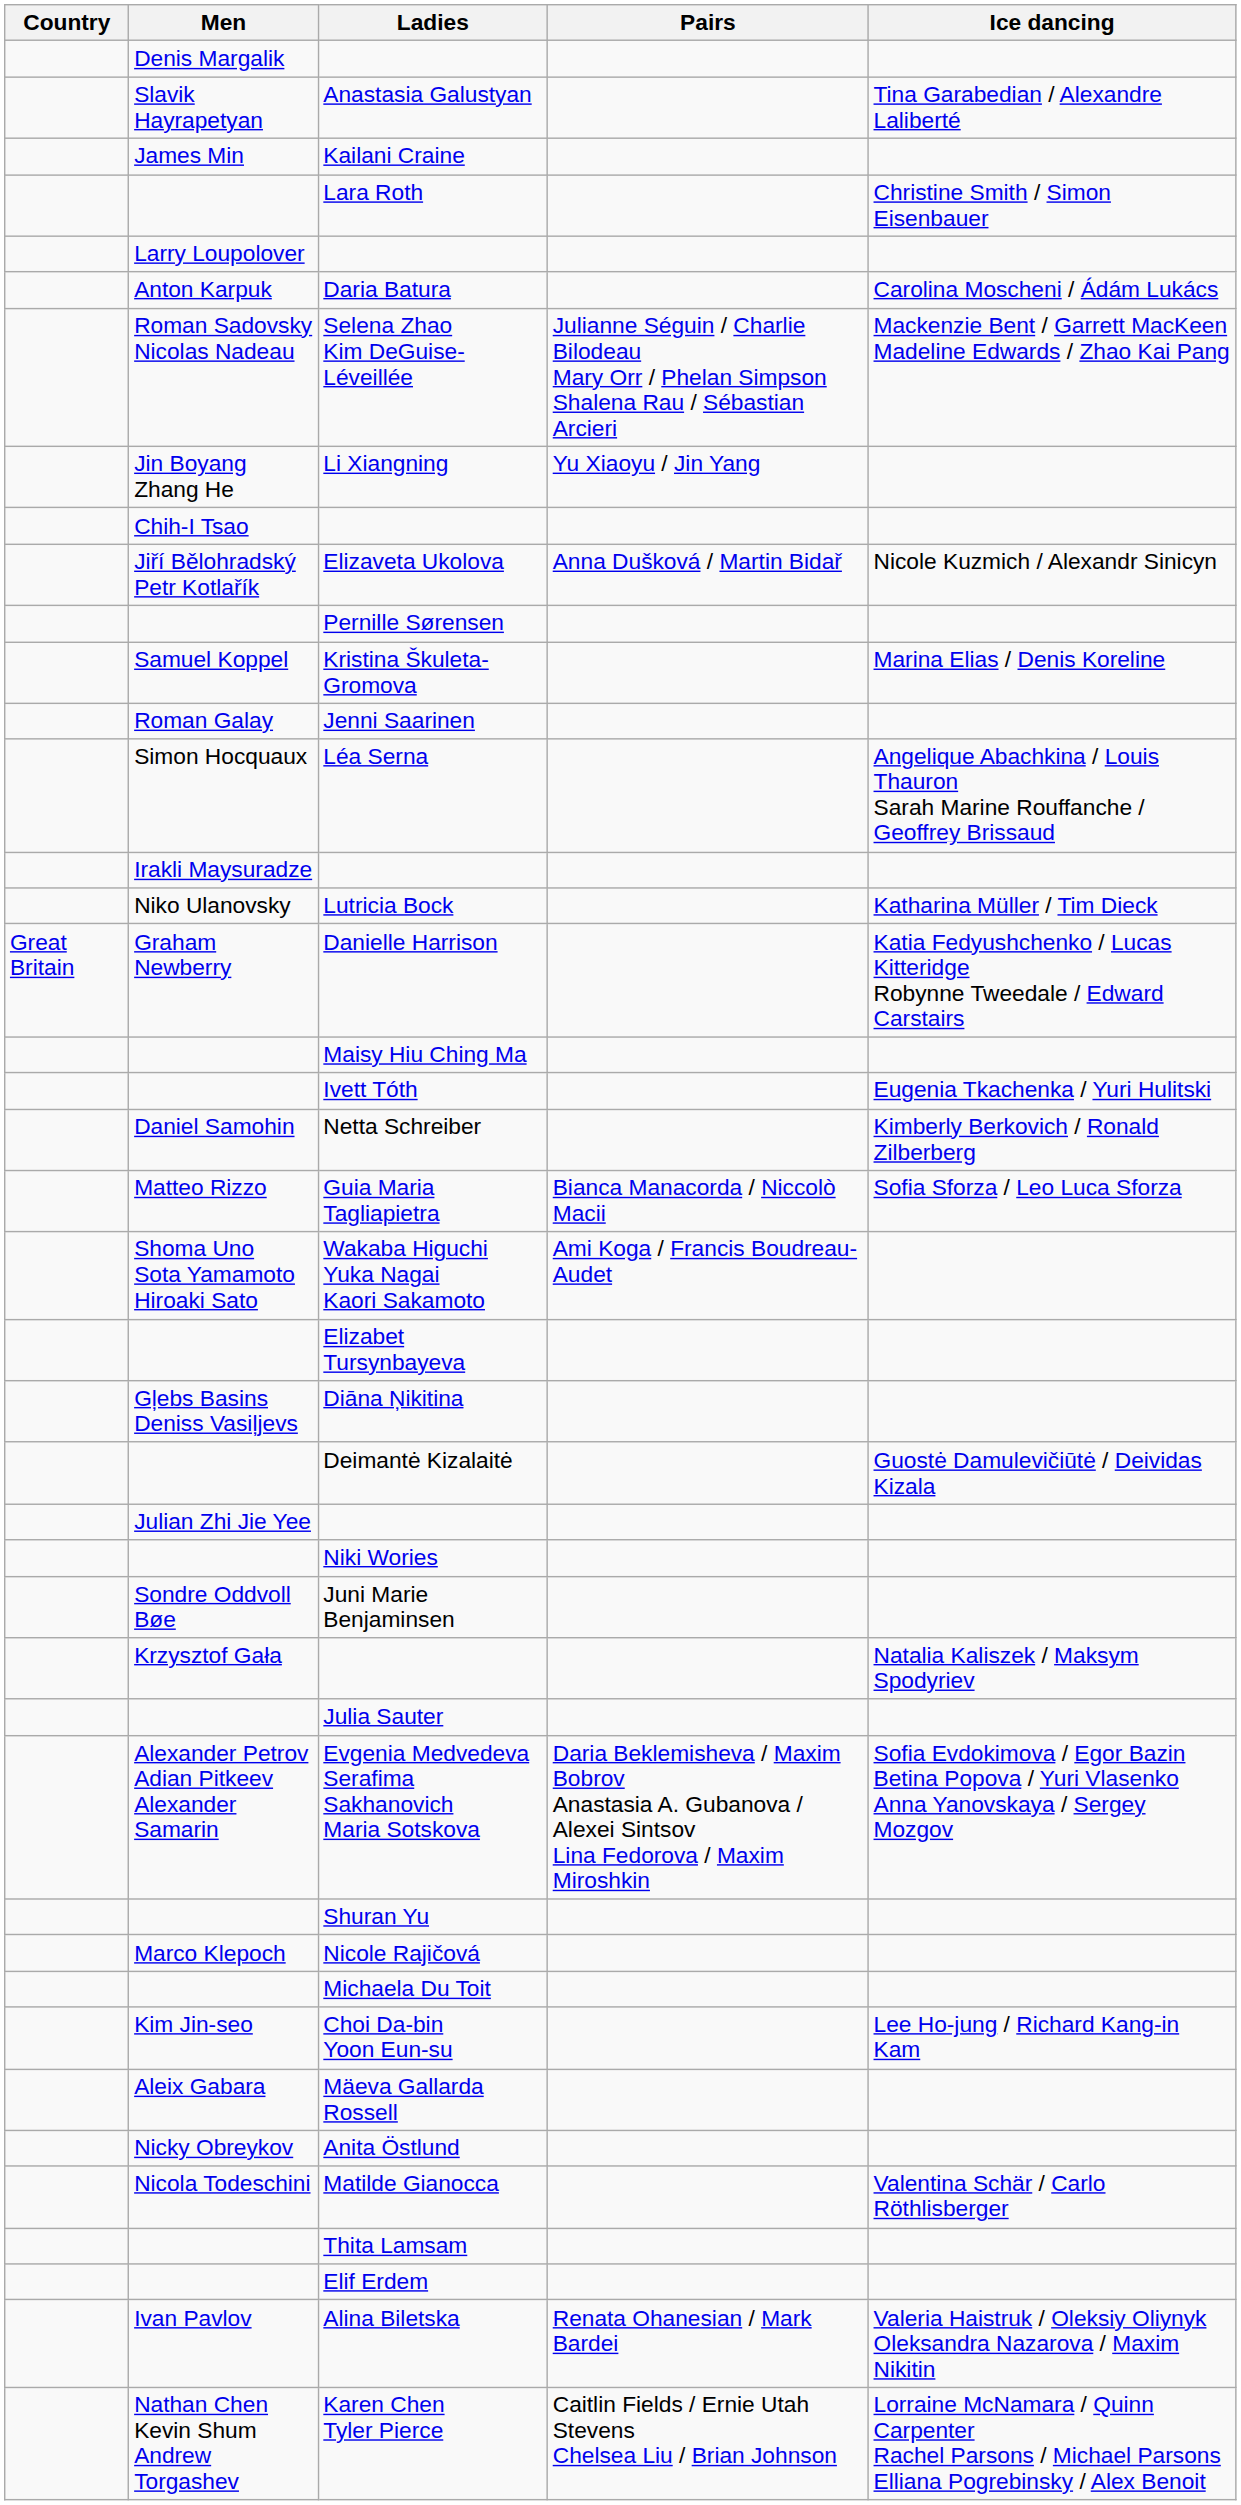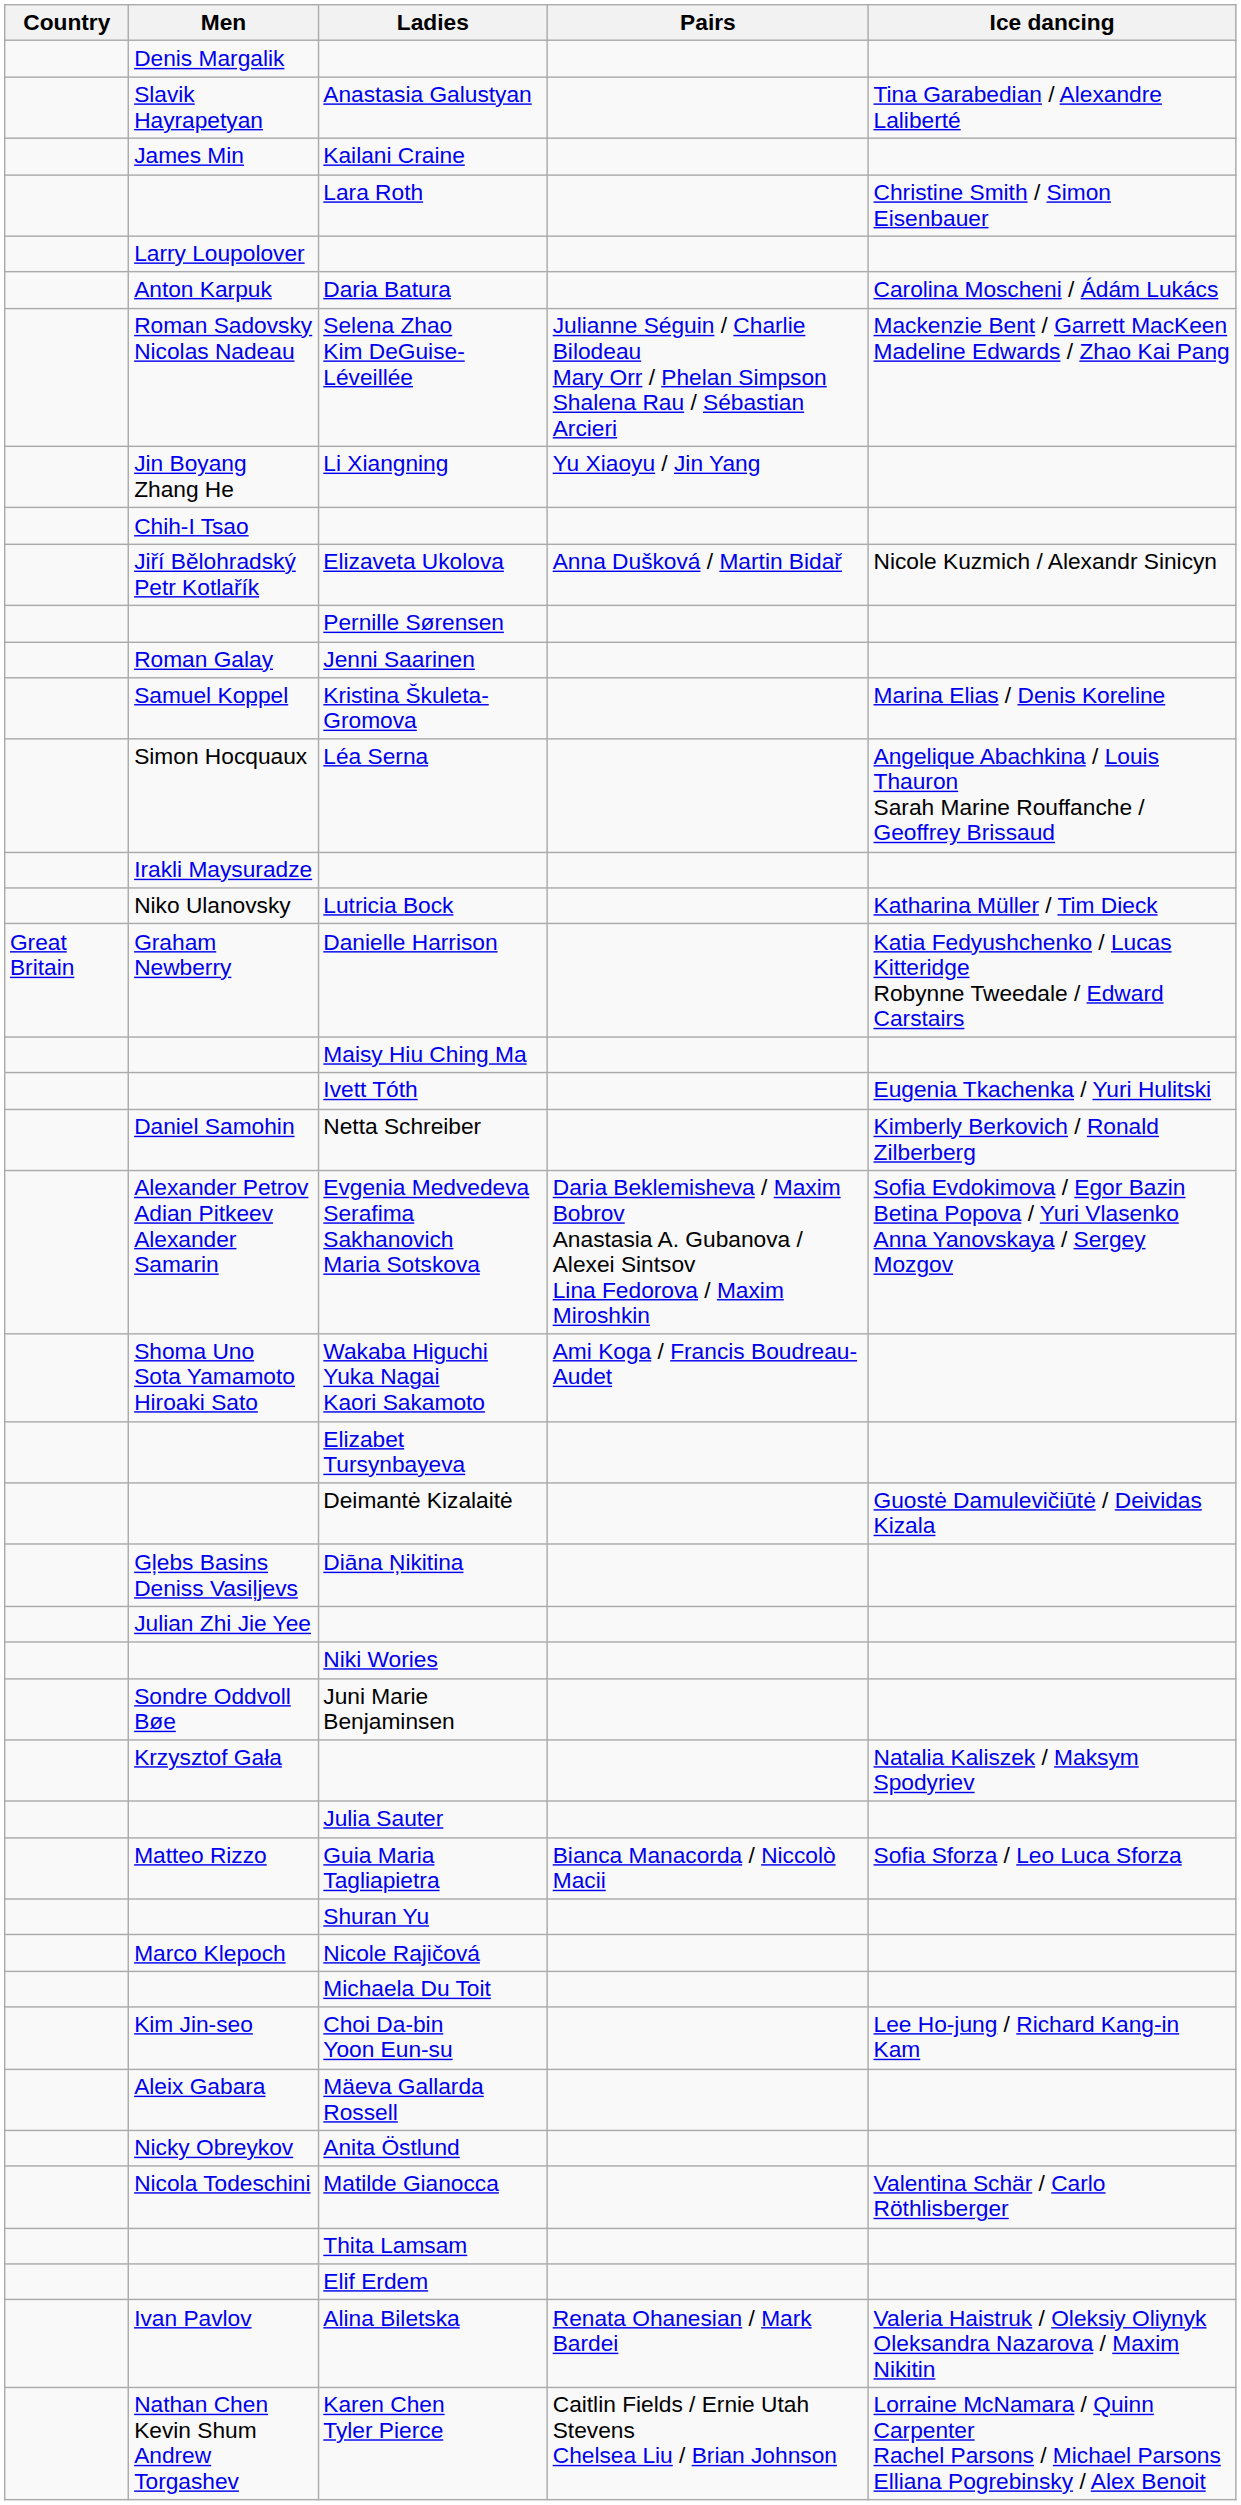rows swapped: (211, 659) <-> (204, 720)
rows swapped: (200, 1188) <-> (221, 1791)
rows swapped: (216, 1411) <-> (223, 1473)
